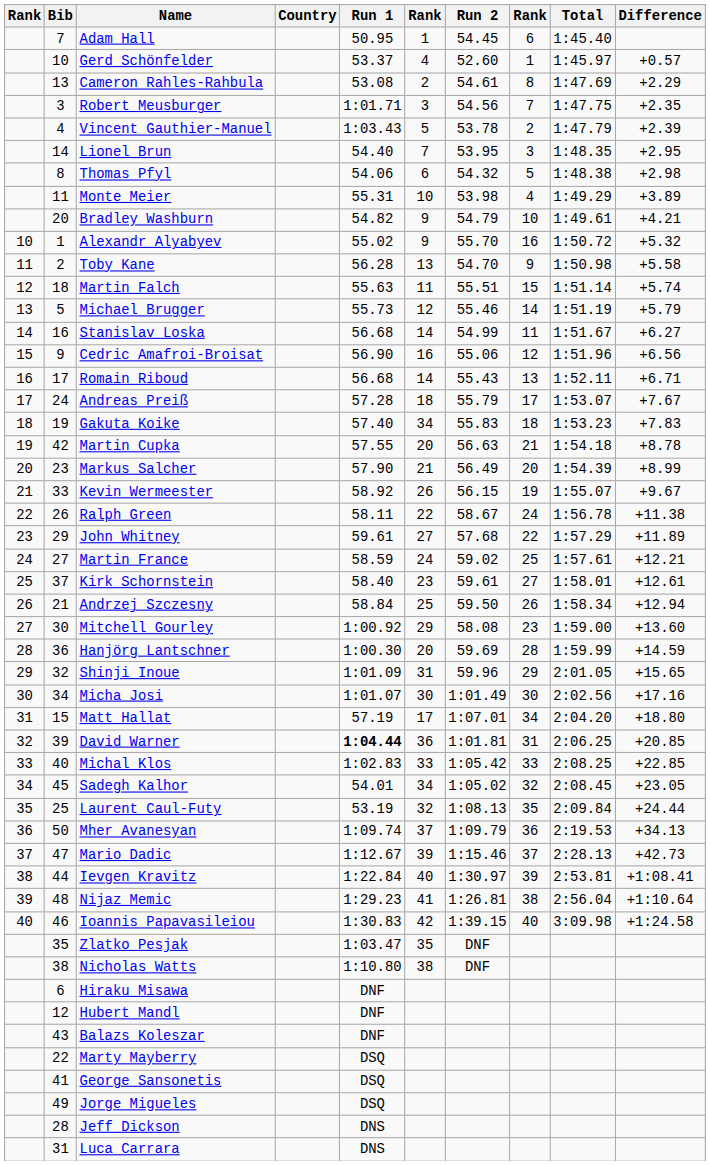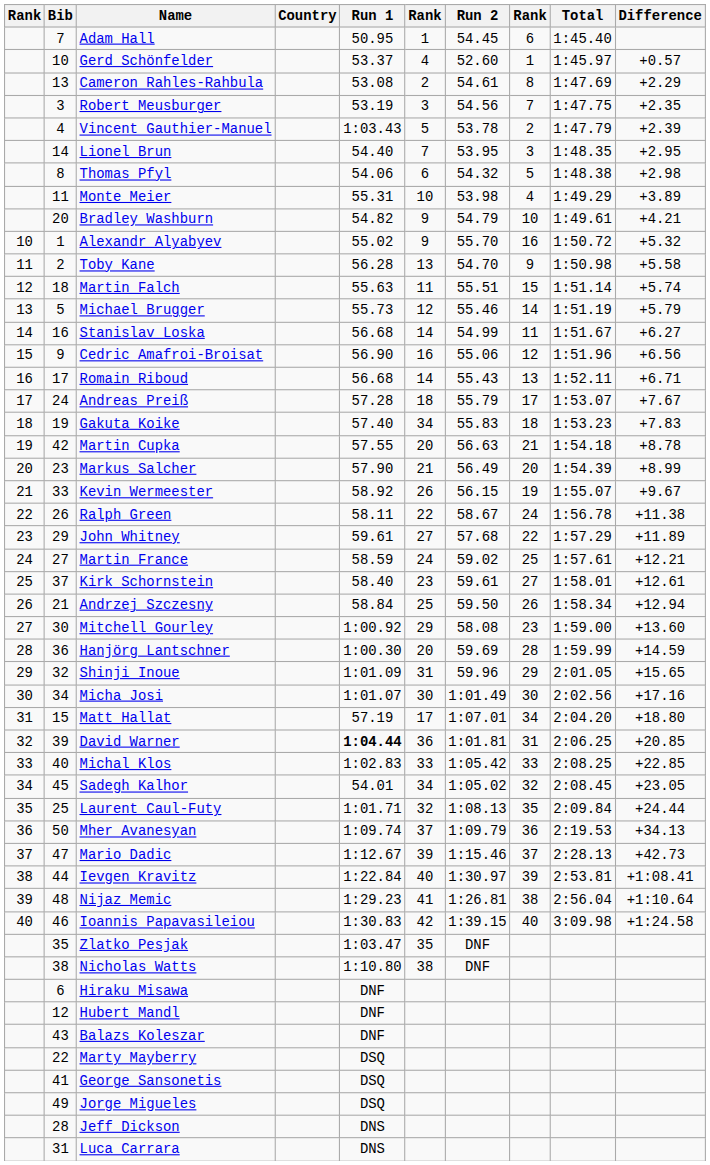(372, 107) 1:01.71 -> (372, 107) 53.19
(372, 809) 53.19 -> (372, 809) 1:01.71
